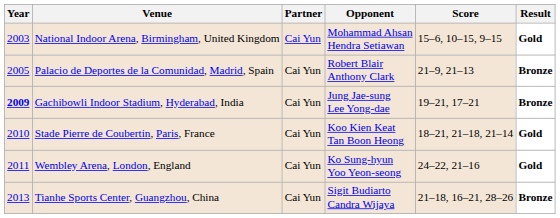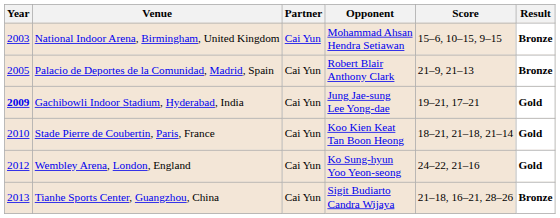(530, 39) Gold -> (536, 39) Bronze
(536, 102) Bronze -> (530, 102) Gold
(18, 166) 2011 -> (18, 166) 2012
